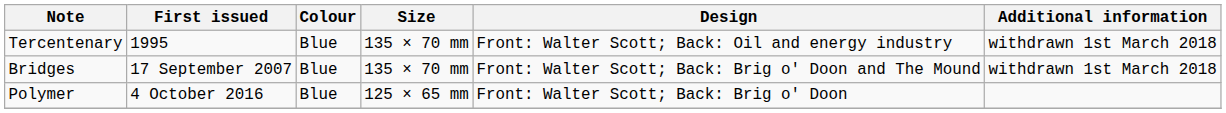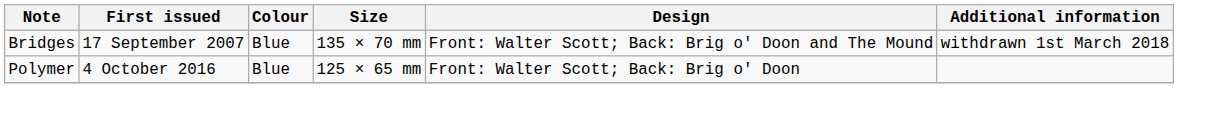- row: (65, 43)
